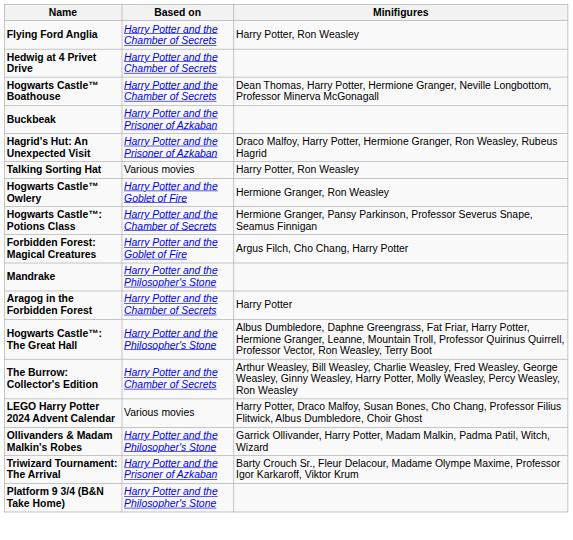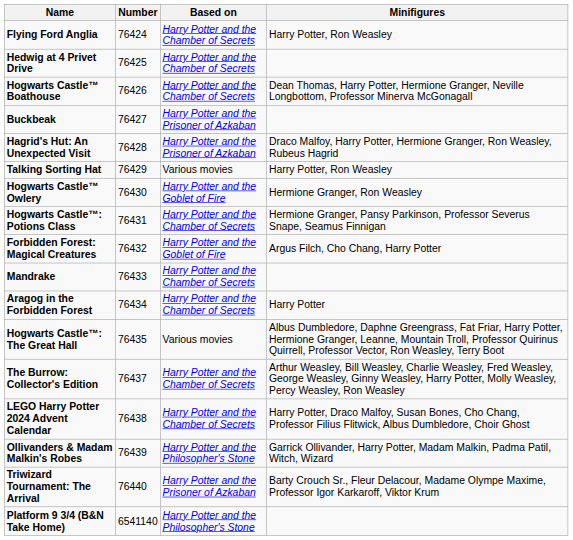+ column: (138, 12)
(171, 277) Harry Potter and the Philosopher's Stone -> (209, 277) Harry Potter and the Chamber of Secrets
(171, 339) Harry Potter and the Philosopher's Stone -> (198, 339) Various movies
(159, 413) Various movies -> (209, 419) Harry Potter and the Chamber of Secrets
